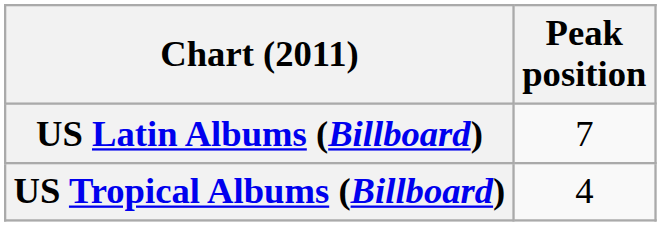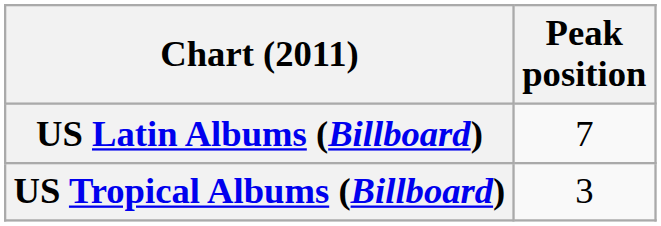(584, 190) 4 -> (584, 190) 3
